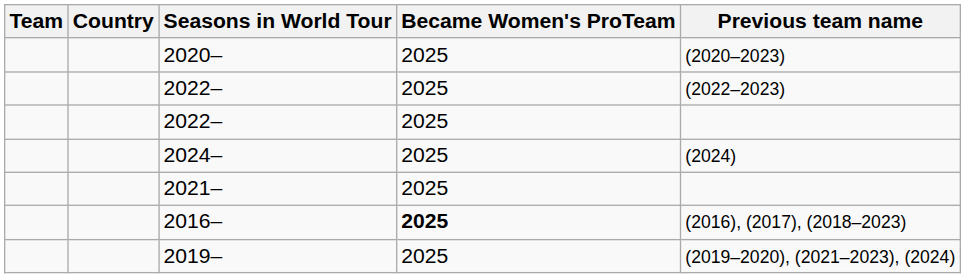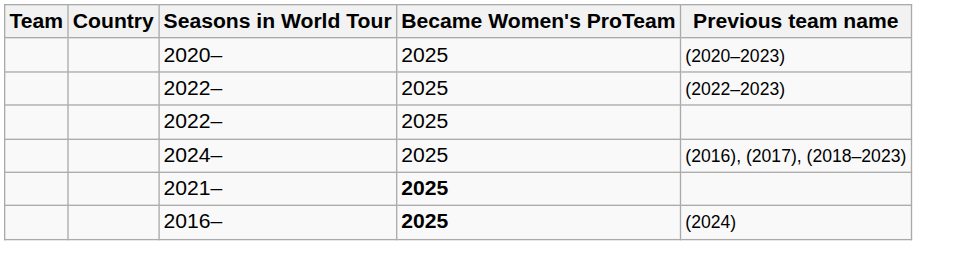(711, 156) (2024) -> (796, 156) (2016), (2017), (2018–2023)
(425, 188) normal -> (425, 188) bold
(796, 223) (2016), (2017), (2018–2023) -> (711, 223) (2024)
- row: (36, 256)
